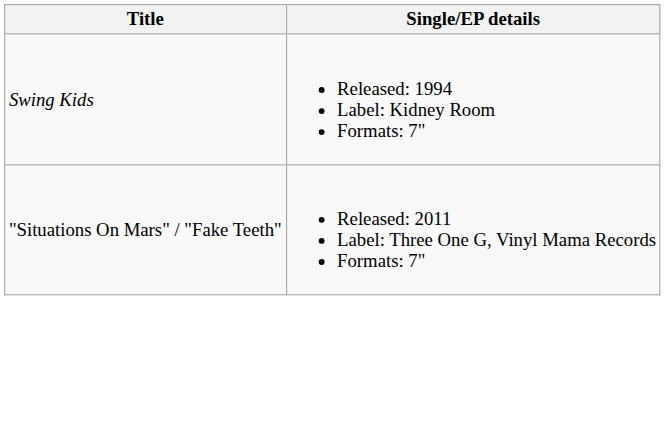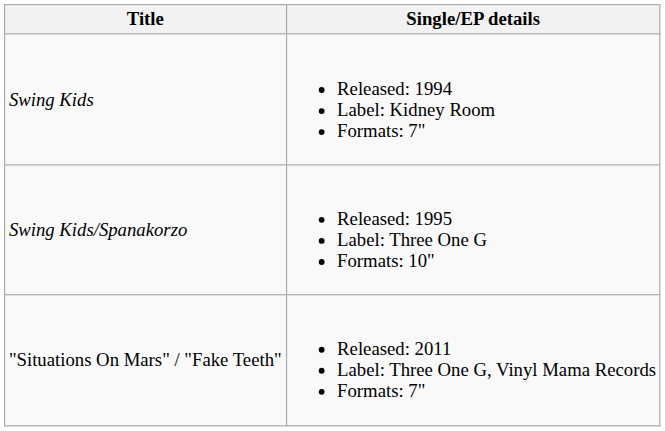+ row: (98, 229)
